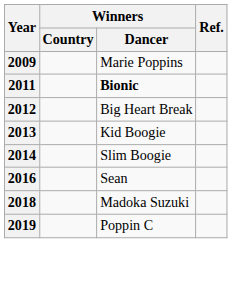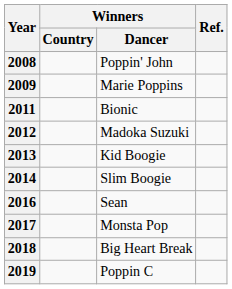+ row: (22, 63)
(119, 86) bold -> (119, 109) normal
(146, 109) Big Heart Break -> (145, 132) Madoka Suzuki
+ row: (22, 226)
(145, 202) Madoka Suzuki -> (146, 249) Big Heart Break
